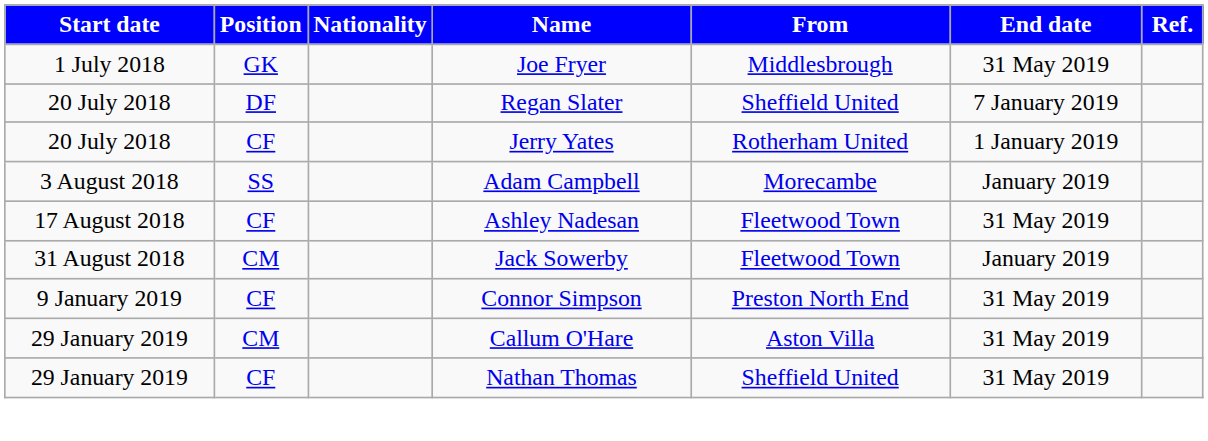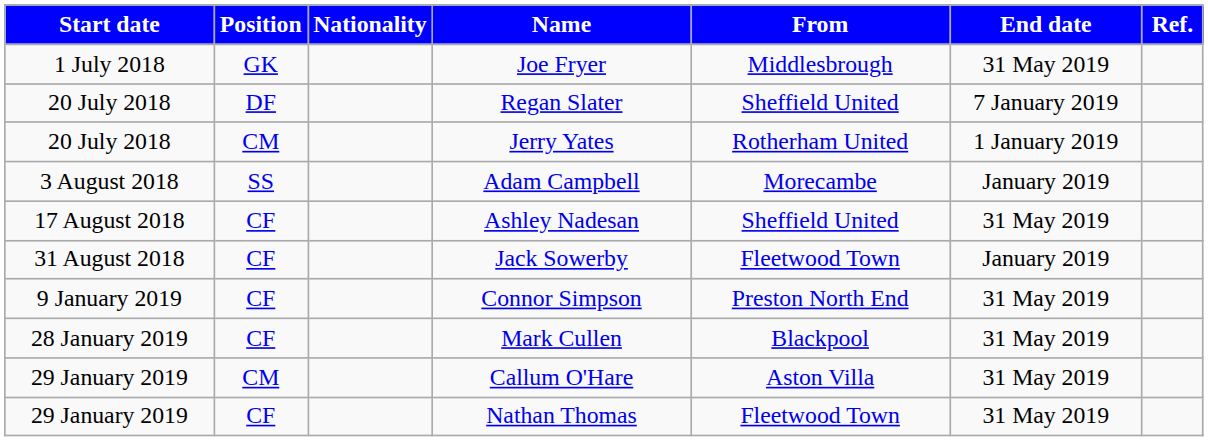(261, 142) CF -> (261, 142) CM
(820, 220) Fleetwood Town -> (820, 220) Sheffield United
(261, 259) CM -> (261, 259) CF
+ row: (562, 337)
(820, 377) Sheffield United -> (820, 416) Fleetwood Town
